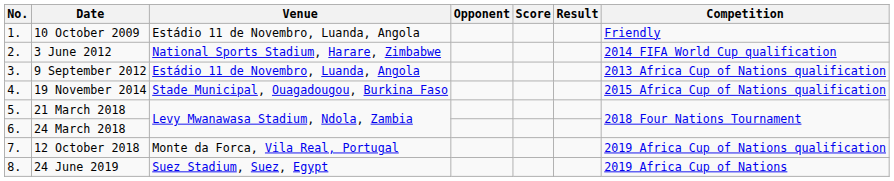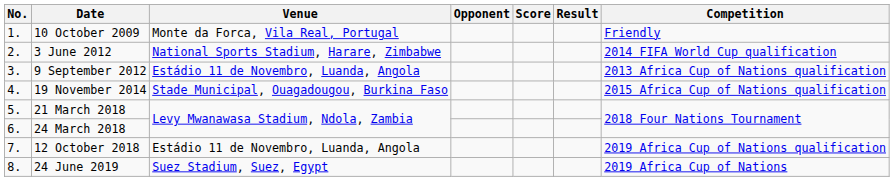(286, 33) Estádio 11 de Novembro, Luanda, Angola -> (275, 33) Monte da Forca, Vila Real, Portugal
(275, 147) Monte da Forca, Vila Real, Portugal -> (286, 147) Estádio 11 de Novembro, Luanda, Angola
